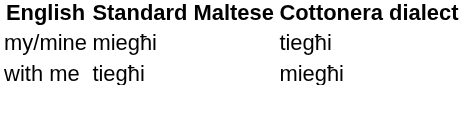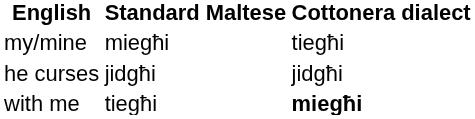+ row: (52, 73)
(312, 73) normal -> (327, 103) bold
